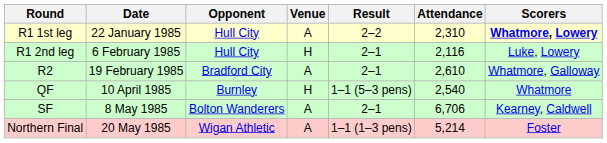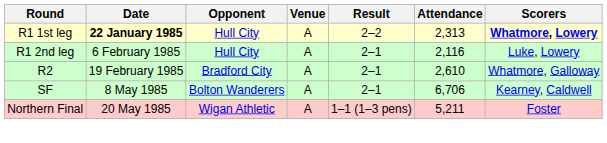(136, 33) normal -> (136, 33) bold
(450, 33) 2,310 -> (450, 33) 2,313
(308, 52) H -> (308, 52) A
- row: (45, 90)
(450, 128) 5,214 -> (450, 109) 5,211
